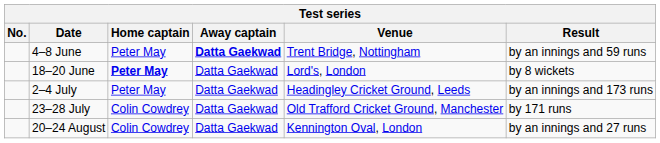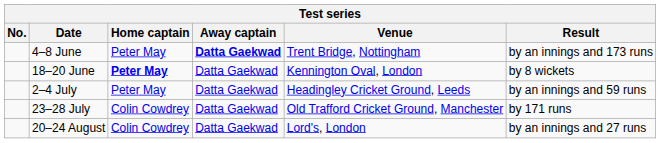(578, 52) by an innings and 59 runs -> (581, 52) by an innings and 173 runs
(326, 71) Lord's, London -> (354, 71) Kennington Oval, London
(581, 90) by an innings and 173 runs -> (578, 90) by an innings and 59 runs
(354, 128) Kennington Oval, London -> (326, 128) Lord's, London
